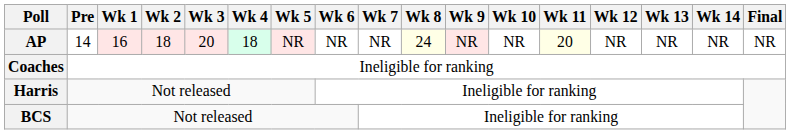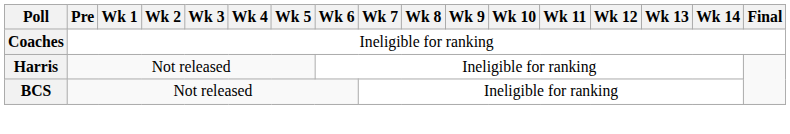- row: (36, 41)
